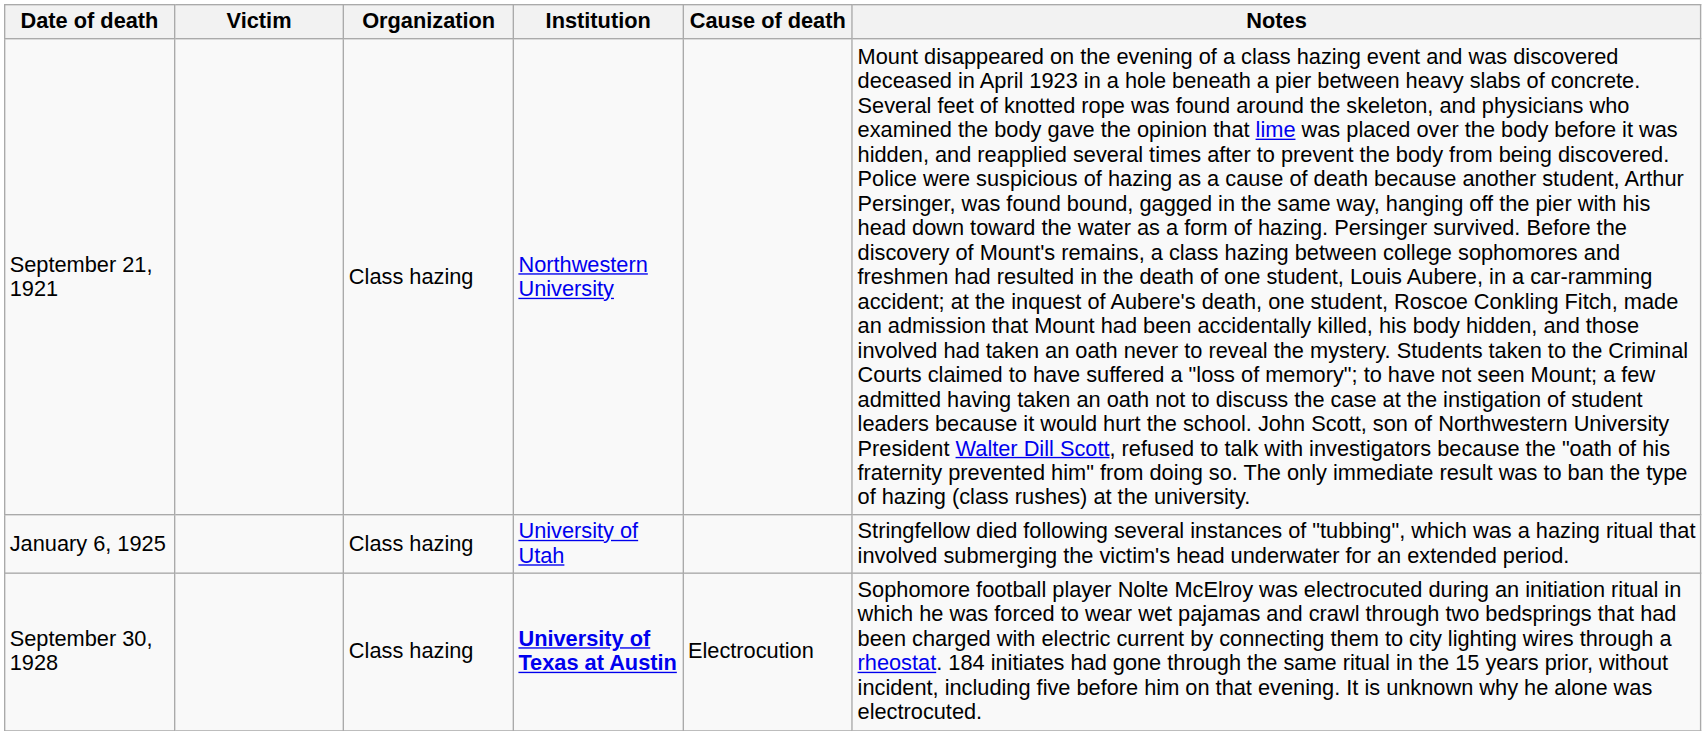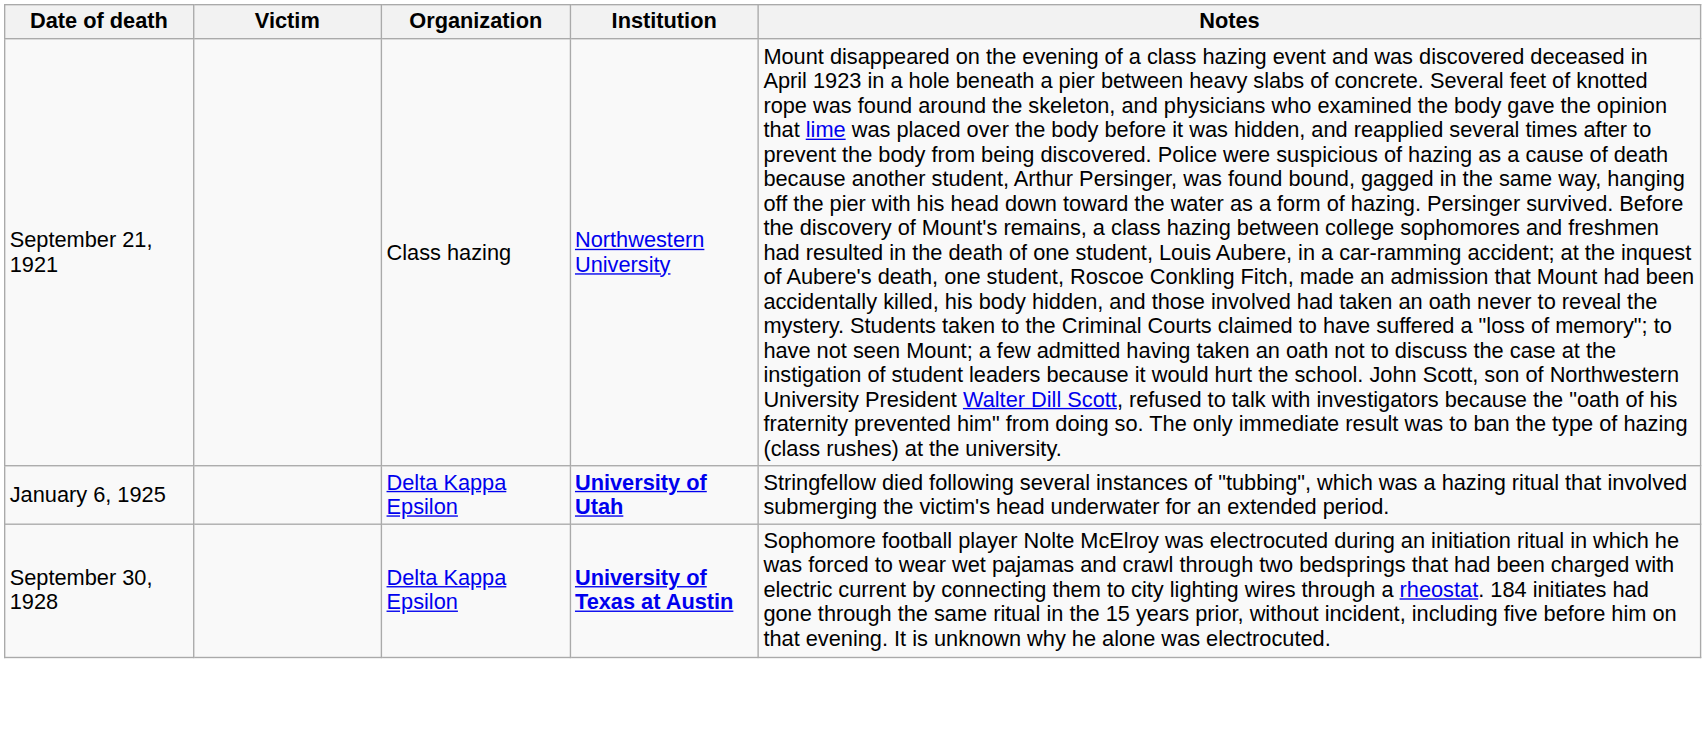- column: (768, 21)
(411, 543) Class hazing -> (446, 494) Delta Kappa Epsilon
(578, 543) normal -> (641, 494) bold
(411, 651) Class hazing -> (446, 590) Delta Kappa Epsilon
